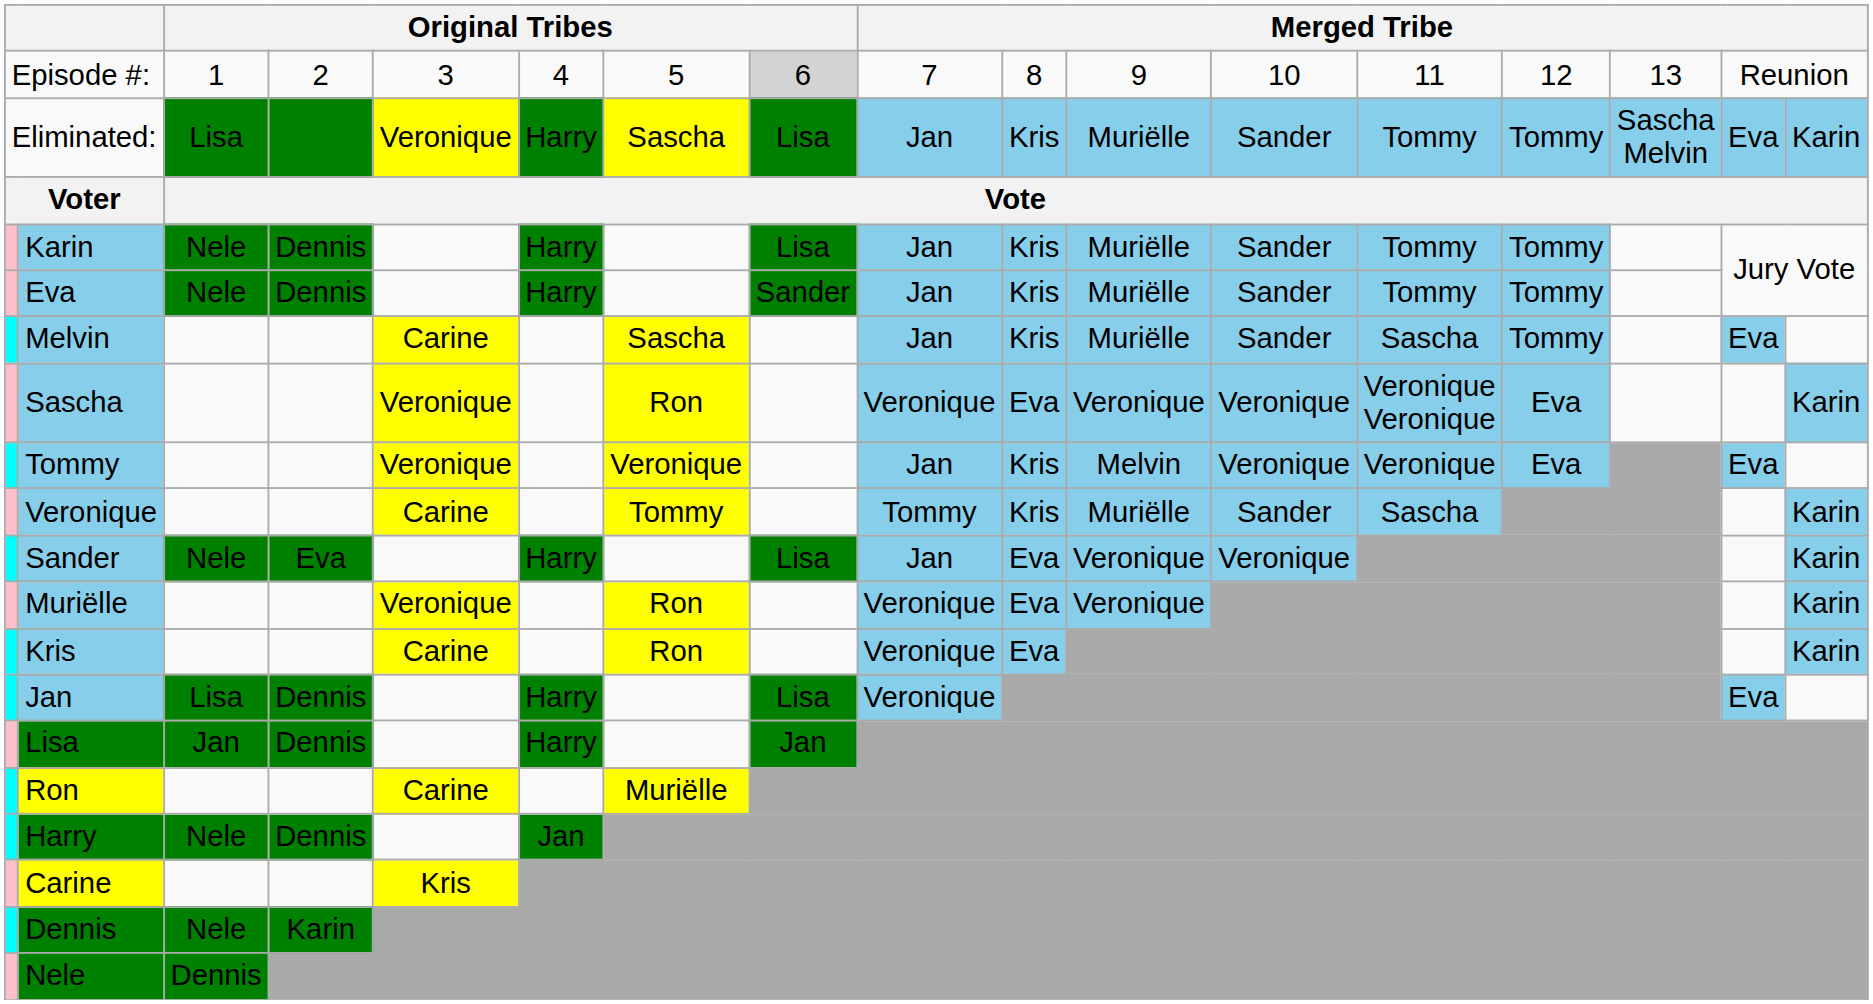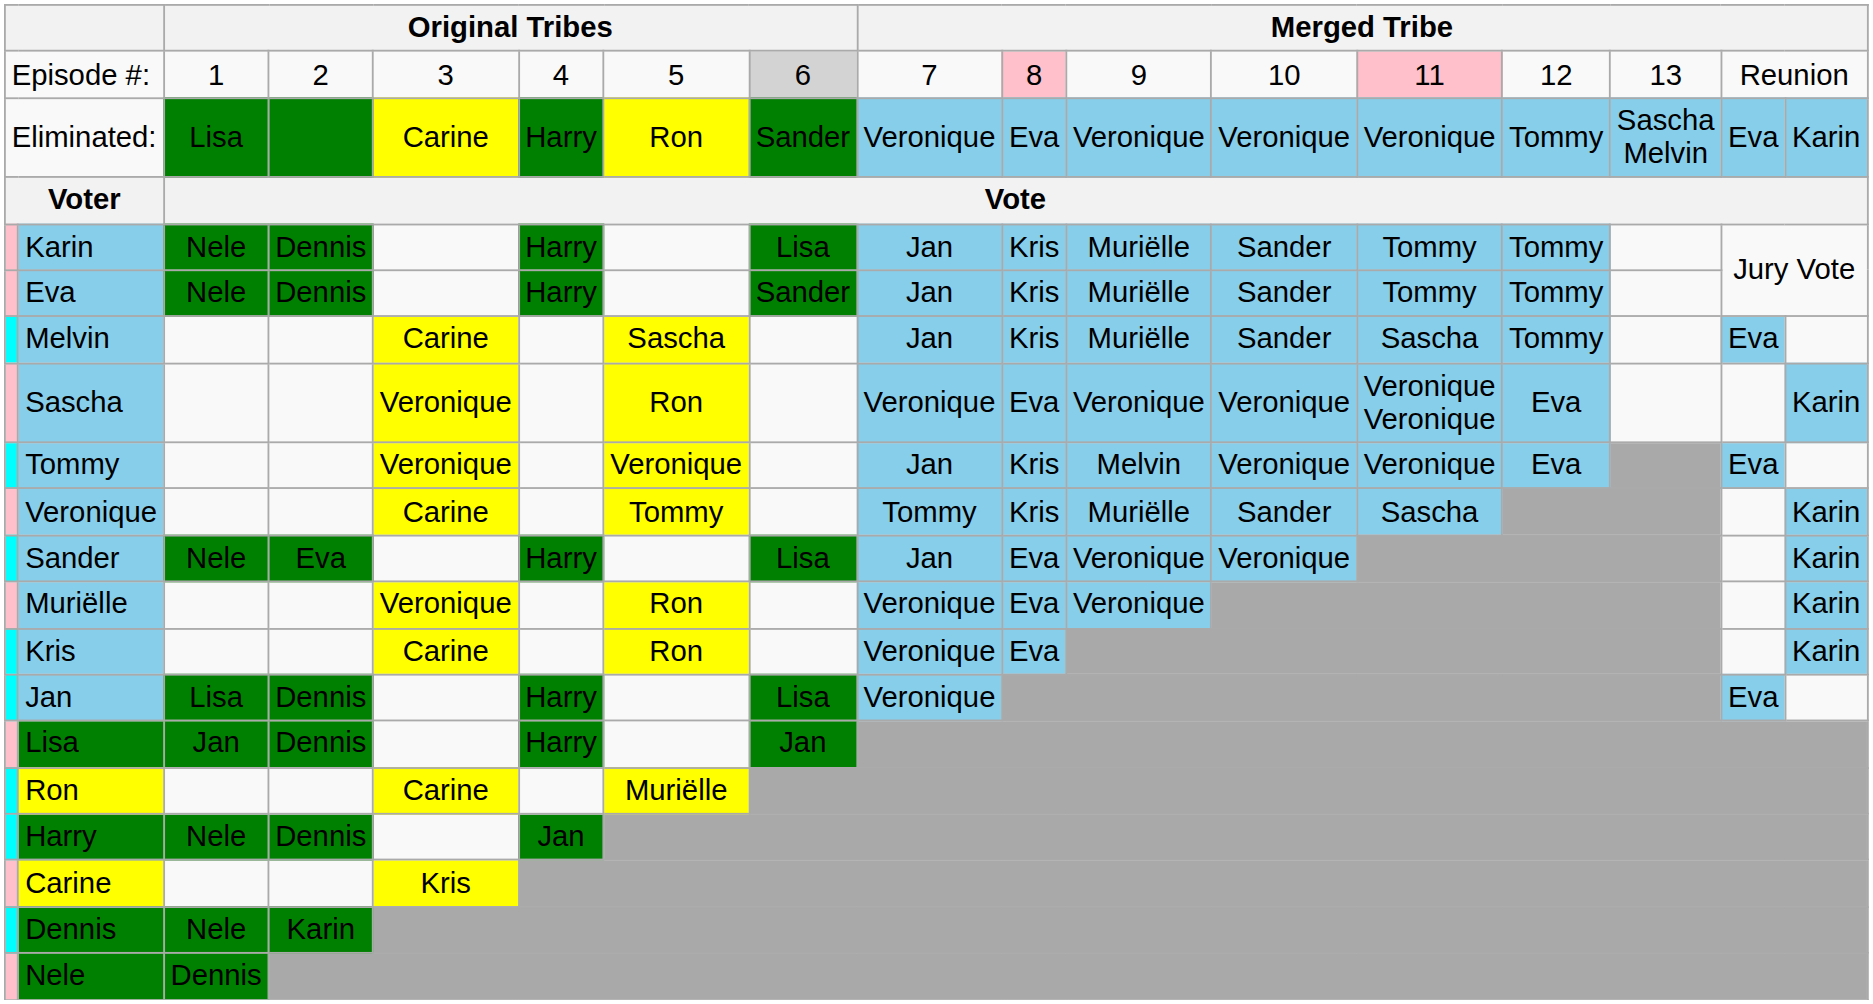(1034, 74) no background -> (1034, 74) pink background
(1430, 74) no background -> (1430, 74) pink background
(446, 137) Veronique -> (446, 137) Carine
(676, 137) Sascha -> (676, 137) Ron
(803, 137) Lisa -> (803, 137) Sander
(929, 137) Jan -> (929, 137) Veronique
(1034, 137) Kris -> (1034, 137) Eva
(1139, 137) Muriëlle -> (1139, 137) Veronique
(1284, 137) Sander -> (1284, 137) Veronique
(1430, 137) Tommy -> (1430, 137) Veronique
